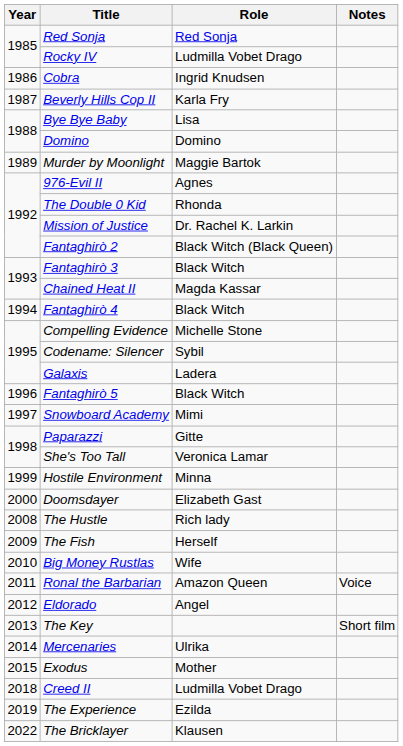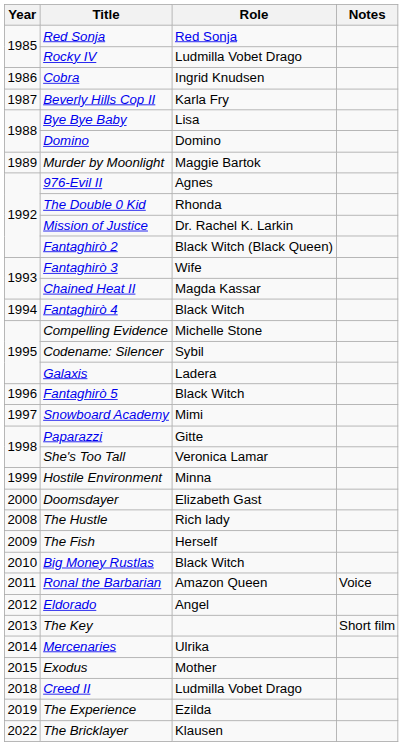(210, 267) Black Witch -> (188, 267) Wife
(188, 562) Wife -> (210, 562) Black Witch
